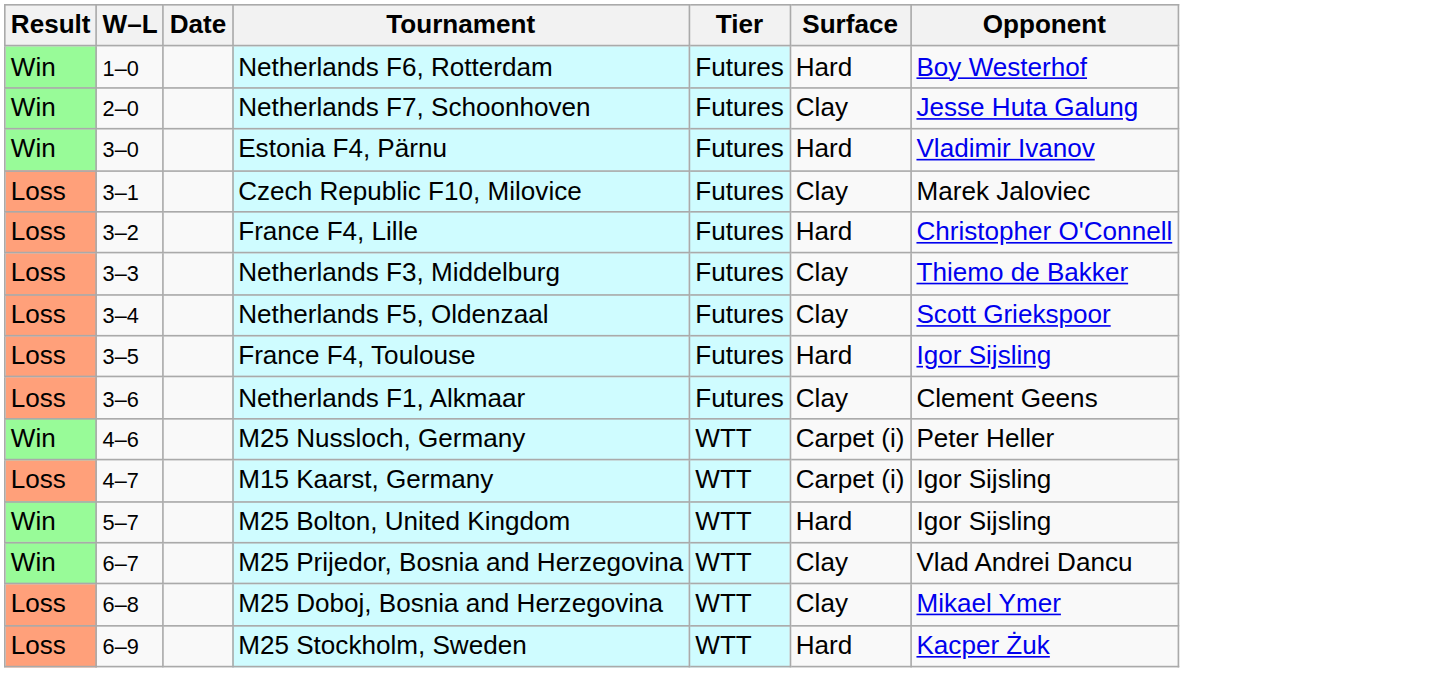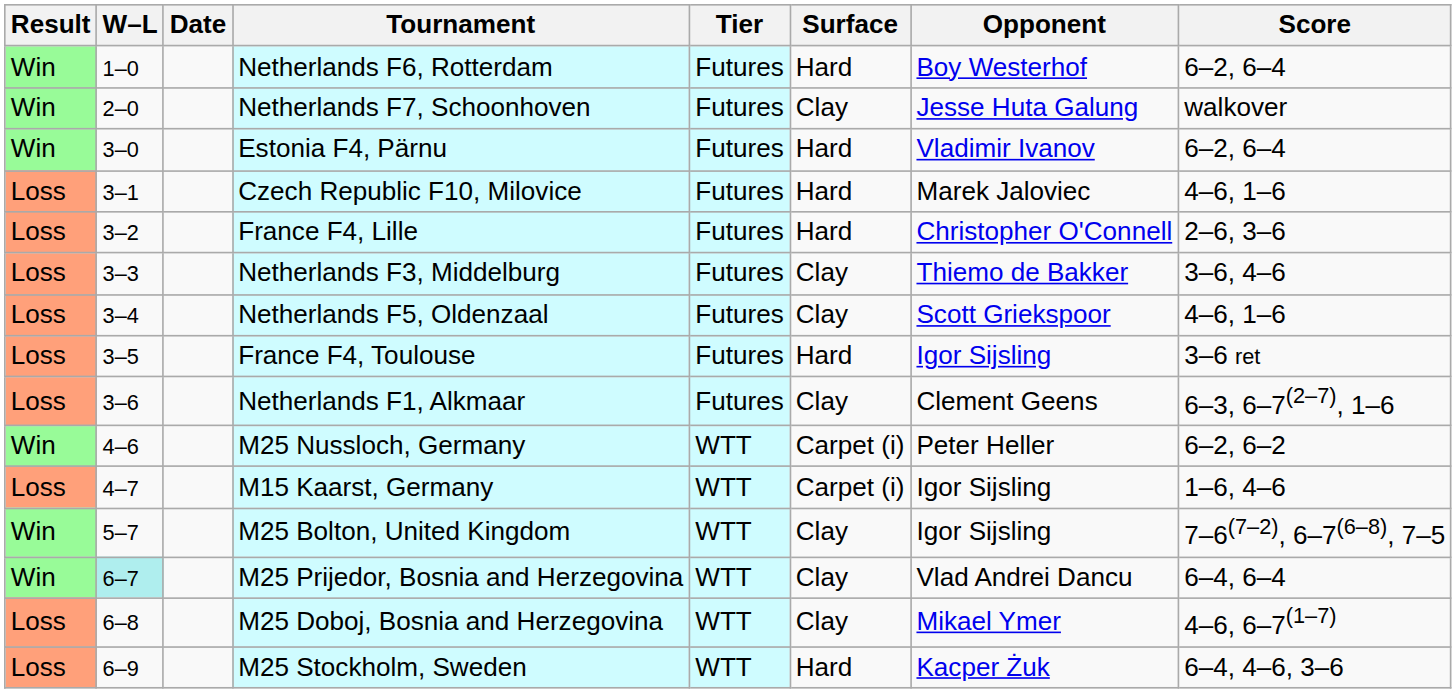+ column: (1315, 25)
(822, 190) Clay -> (824, 190) Hard
(824, 521) Hard -> (822, 532) Clay
(121, 564) no background -> (121, 578) paleturquoise background
